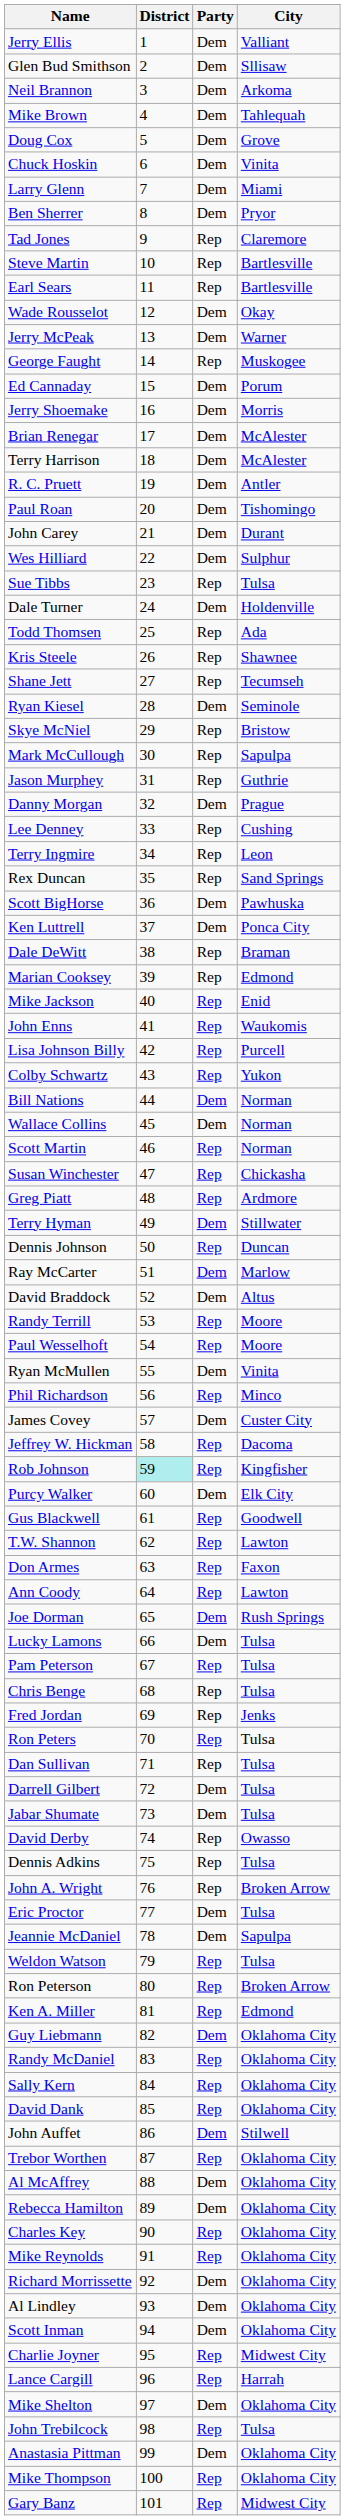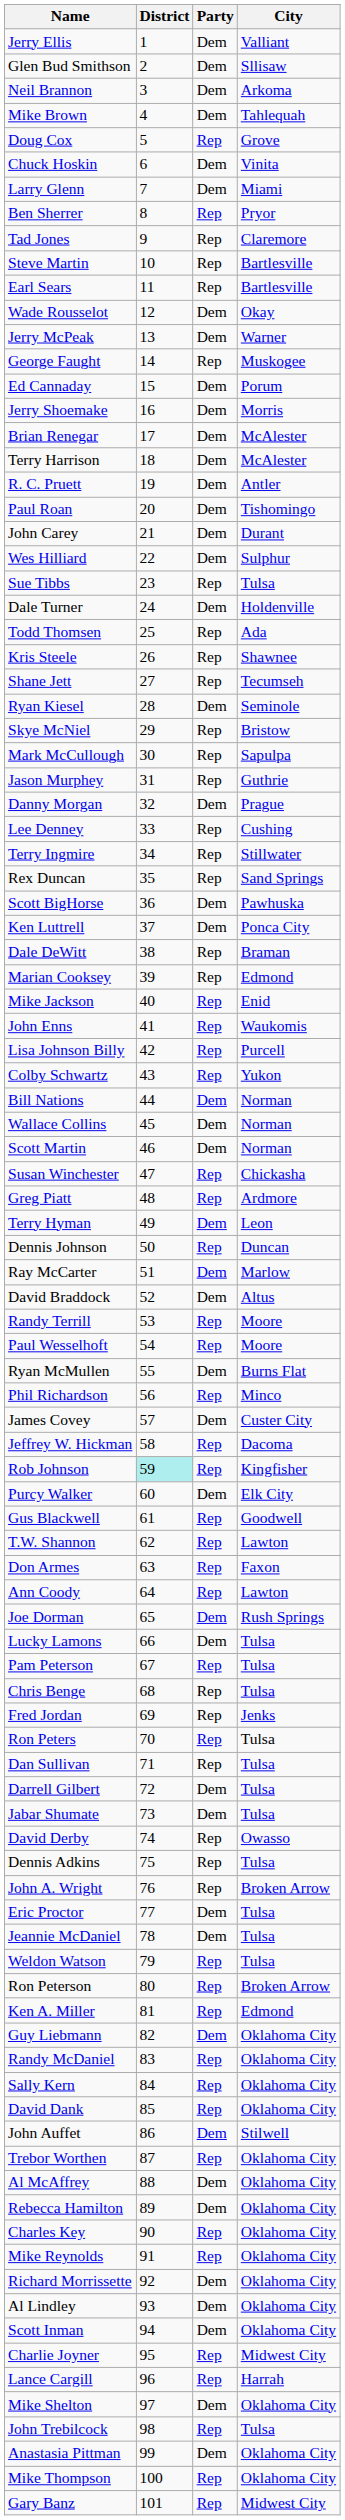(212, 139) Dem -> (209, 139) Rep
(212, 213) Dem -> (209, 213) Rep
(257, 853) Leon -> (271, 853) Stillwater
(209, 1149) Rep -> (212, 1149) Dem
(271, 1222) Stillwater -> (257, 1222) Leon
(260, 1370) Vinita -> (273, 1370) Burns Flat
(266, 1936) Sapulpa -> (258, 1936) Tulsa
